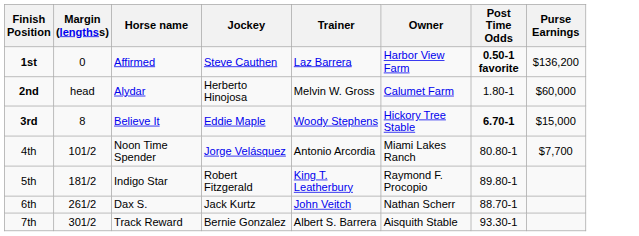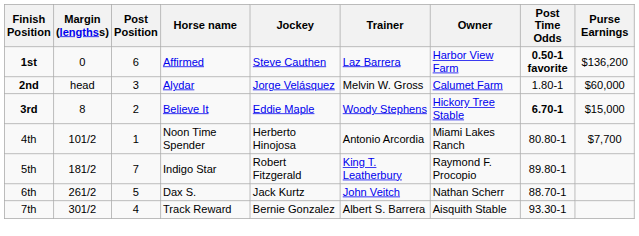+ column: (136, 26)
(225, 92) Herberto Hinojosa -> (294, 86) Jorge Velásquez
(245, 151) Jorge Velásquez -> (274, 139) Herberto Hinojosa
